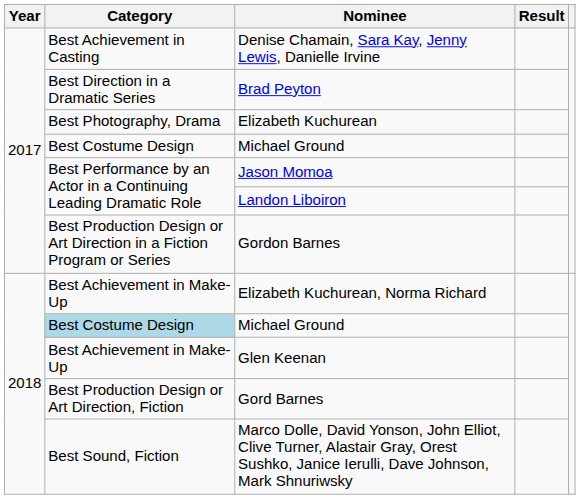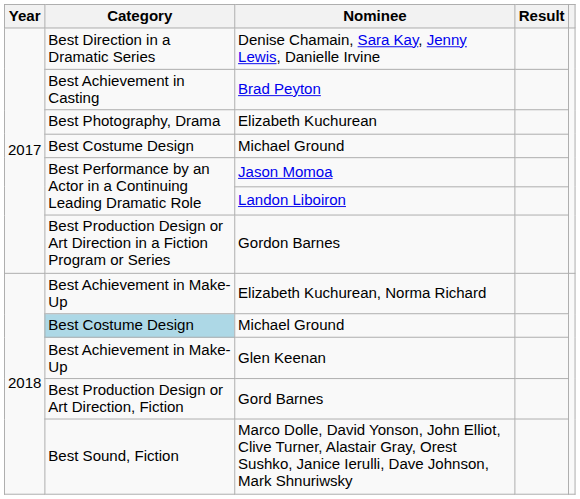(116, 48) Best Achievement in Casting -> (109, 48) Best Direction in a Dramatic Series
(109, 89) Best Direction in a Dramatic Series -> (116, 89) Best Achievement in Casting
